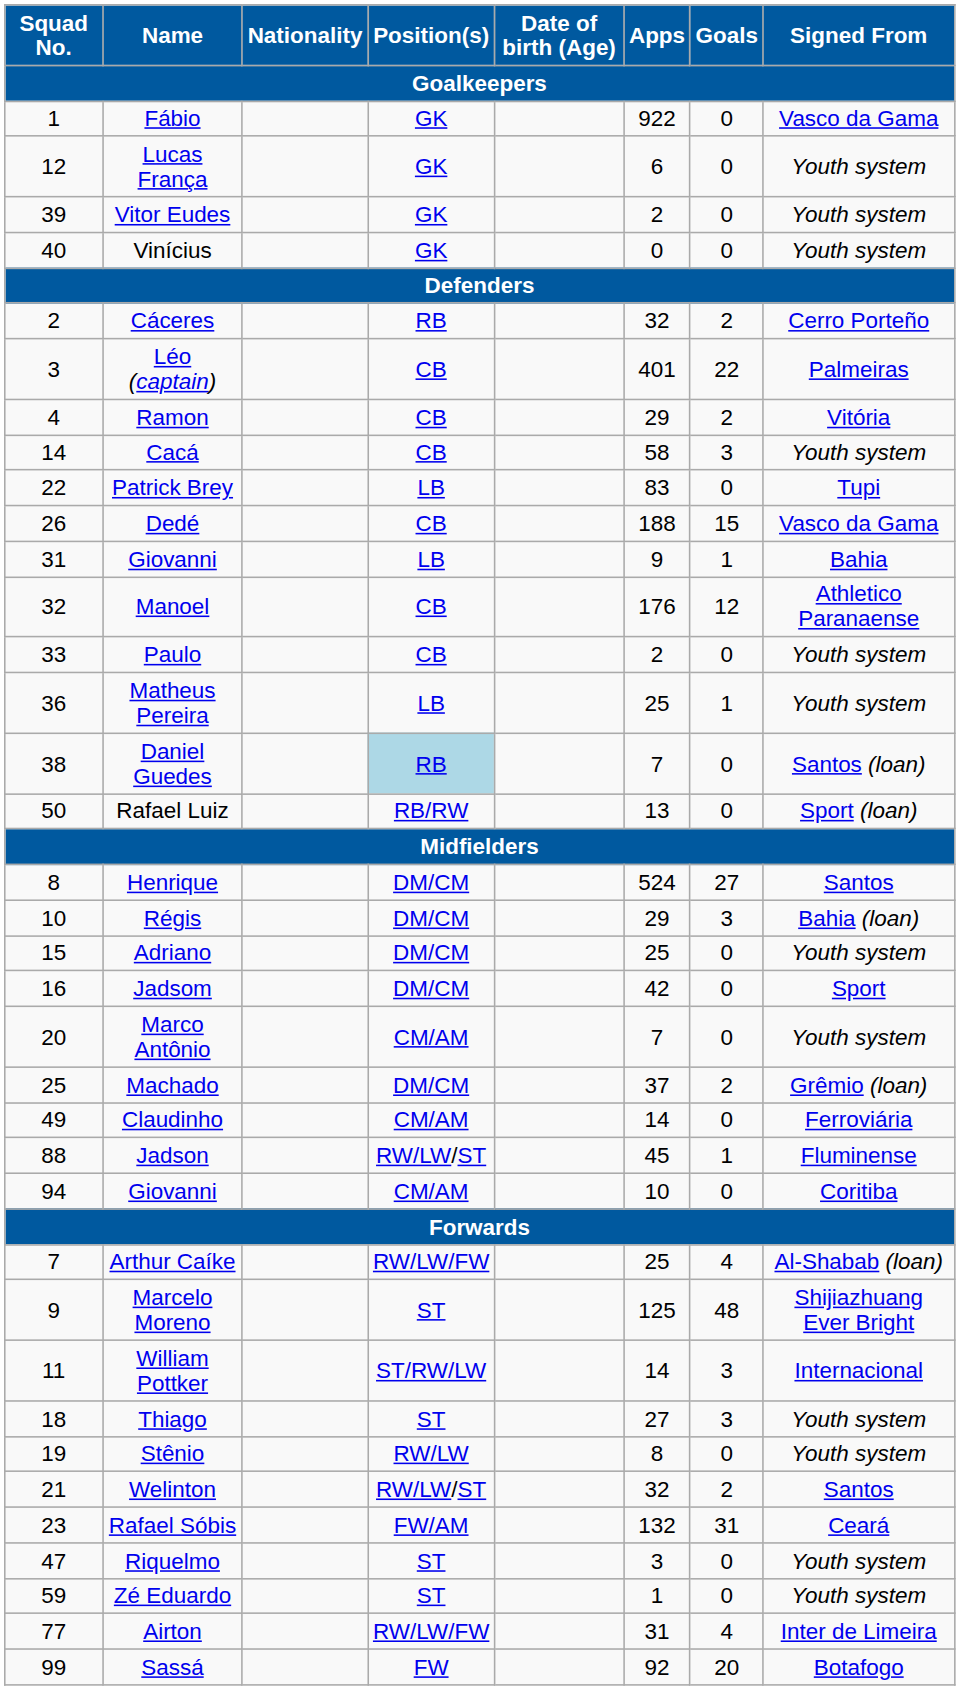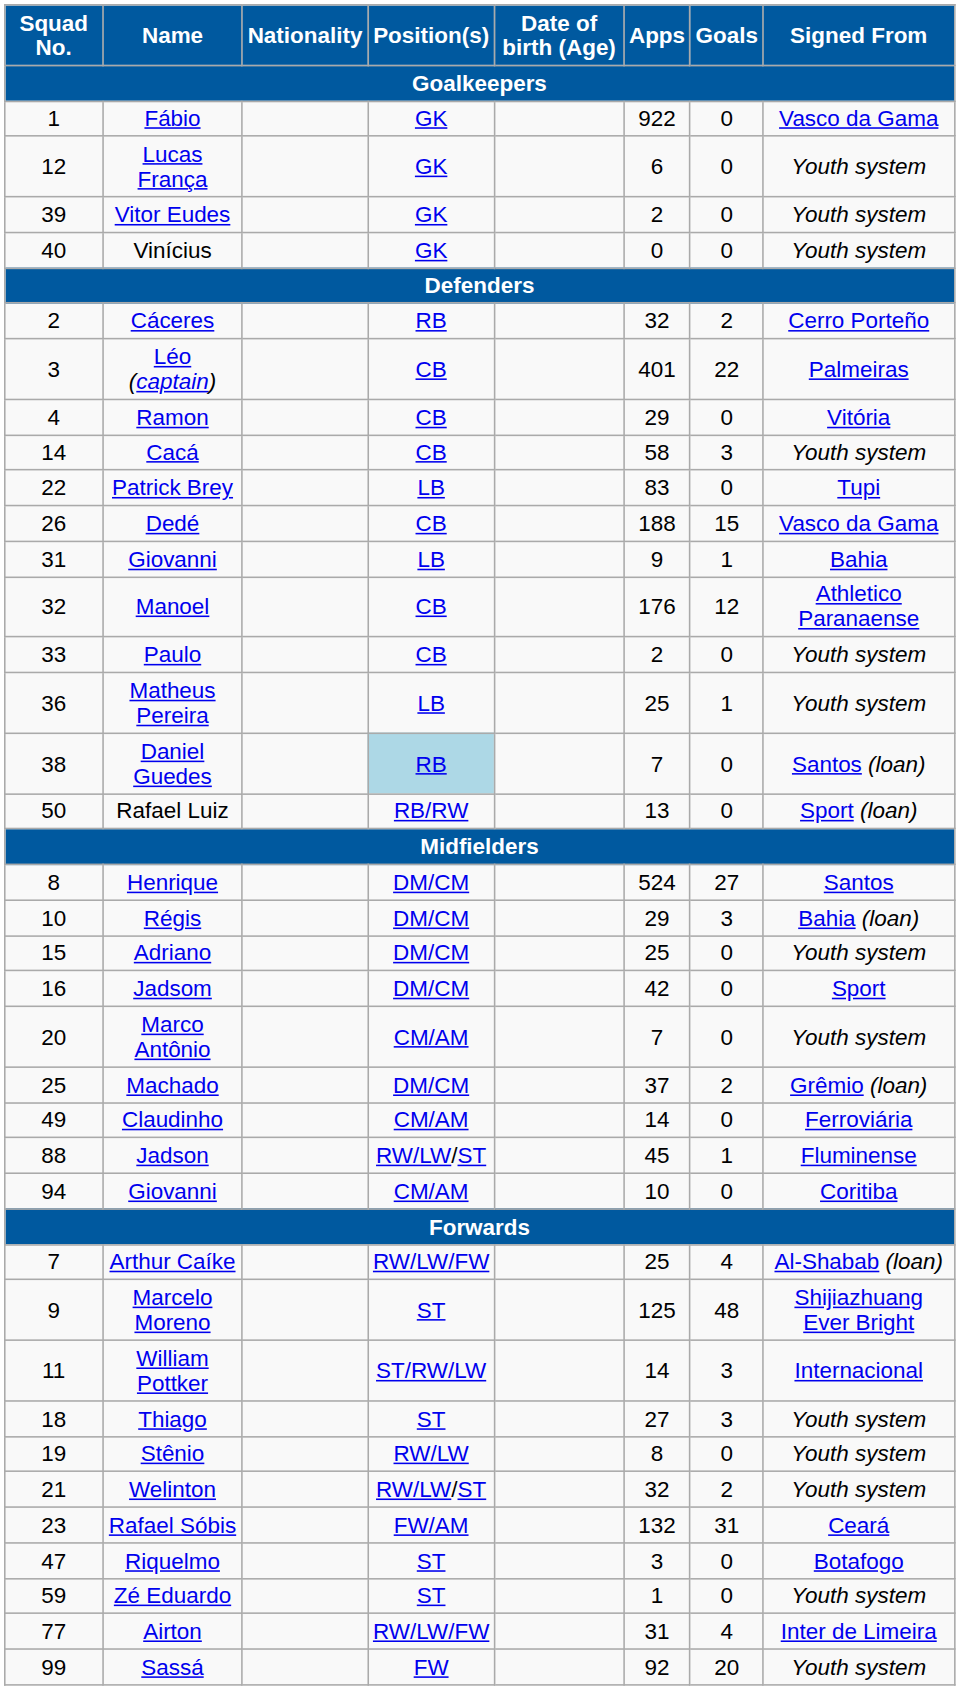(727, 417) 2 -> (727, 417) 0
(859, 1490) Santos -> (859, 1490) Youth system
(859, 1561) Youth system -> (859, 1561) Botafogo
(859, 1667) Botafogo -> (859, 1667) Youth system
